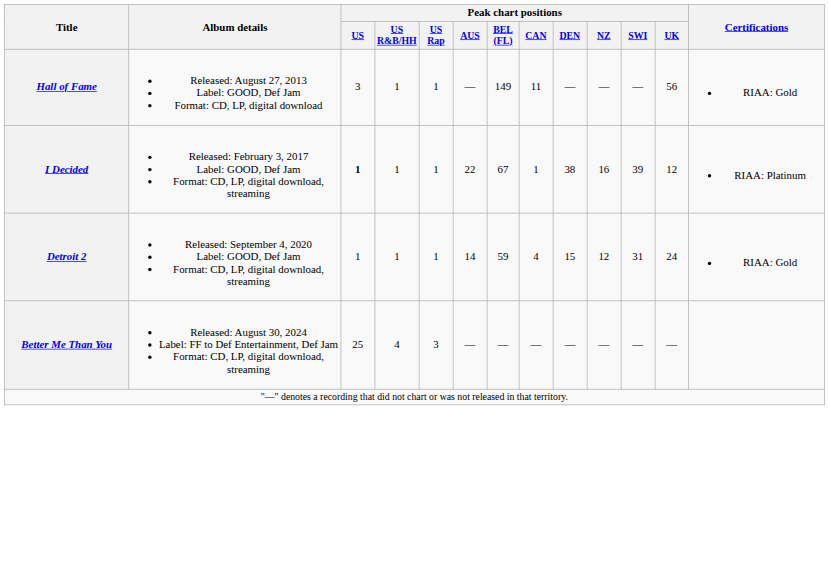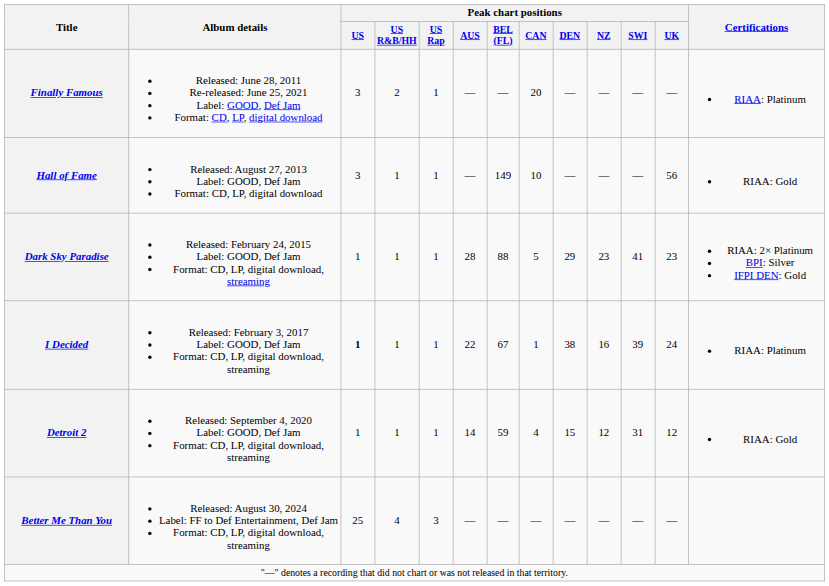+ row: (67, 93)
(536, 87) 11 -> (536, 175) 10
+ row: (67, 257)
(672, 169) 12 -> (672, 345) 24
(672, 257) 24 -> (672, 433) 12
